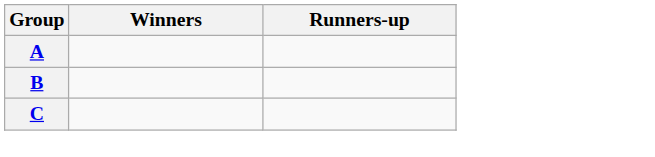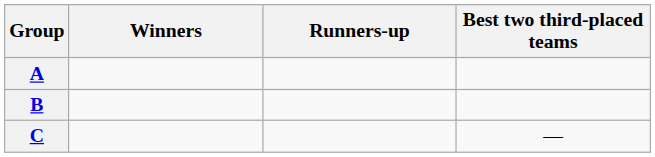+ column: (553, 31)
